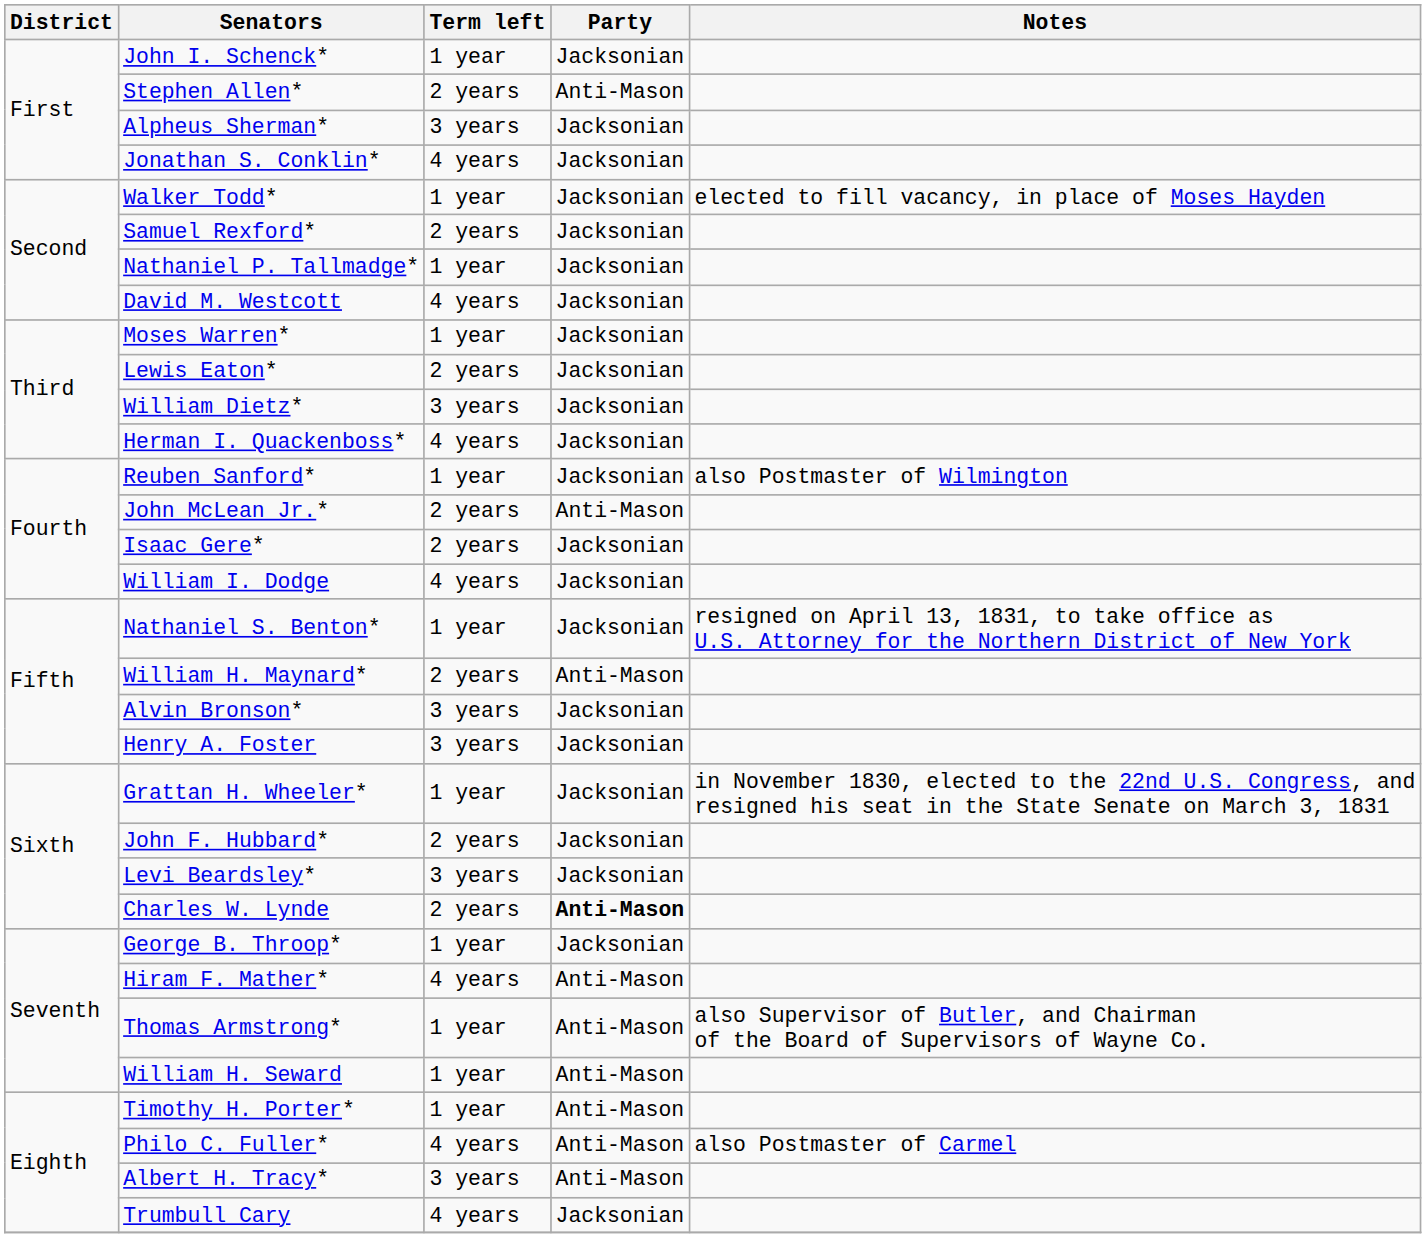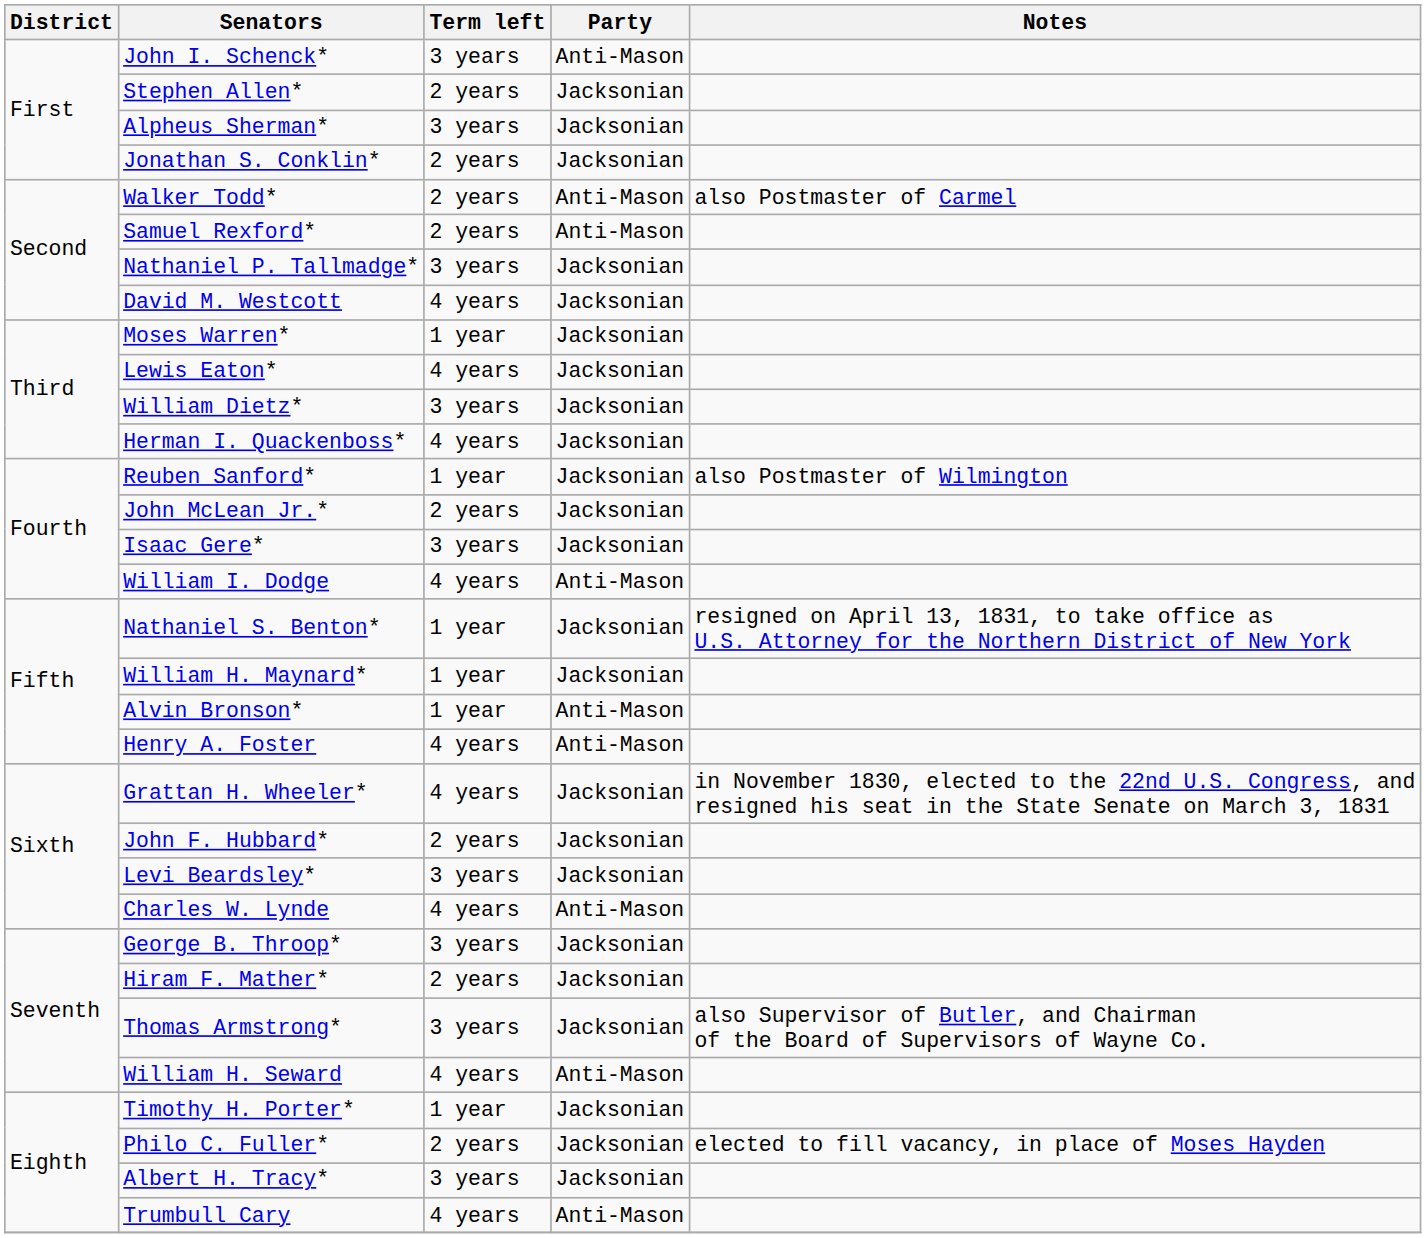(468, 57) 1 year -> (474, 57) 3 years
(620, 57) Jacksonian -> (620, 57) Anti-Mason
(620, 92) Anti-Mason -> (620, 92) Jacksonian
(474, 162) 4 years -> (474, 162) 2 years
(468, 197) 1 year -> (474, 197) 2 years
(620, 197) Jacksonian -> (620, 197) Anti-Mason
(1010, 197) elected to fill vacancy, in place of Moses Hayden -> (855, 197) also Postmaster of Carmel
(620, 232) Jacksonian -> (620, 232) Anti-Mason
(468, 267) 1 year -> (474, 267) 3 years
(474, 372) 2 years -> (474, 372) 4 years
(620, 512) Anti-Mason -> (620, 512) Jacksonian
(474, 547) 2 years -> (474, 547) 3 years
(620, 582) Jacksonian -> (620, 582) Anti-Mason
(474, 676) 2 years -> (468, 676) 1 year
(620, 676) Anti-Mason -> (620, 676) Jacksonian
(474, 711) 3 years -> (468, 711) 1 year
(620, 711) Jacksonian -> (620, 711) Anti-Mason
(474, 746) 3 years -> (474, 746) 4 years
(620, 746) Jacksonian -> (620, 746) Anti-Mason
(468, 794) 1 year -> (474, 794) 4 years
(474, 911) 2 years -> (474, 911) 4 years
(620, 911) bold -> (620, 911) normal
(468, 946) 1 year -> (474, 946) 3 years
(474, 981) 4 years -> (474, 981) 2 years
(620, 981) Anti-Mason -> (620, 981) Jacksonian
(468, 1028) 1 year -> (474, 1028) 3 years
(620, 1028) Anti-Mason -> (620, 1028) Jacksonian
(468, 1075) 1 year -> (474, 1075) 4 years
(620, 1110) Anti-Mason -> (620, 1110) Jacksonian
(474, 1145) 4 years -> (474, 1145) 2 years
(620, 1145) Anti-Mason -> (620, 1145) Jacksonian
(855, 1145) also Postmaster of Carmel -> (1010, 1145) elected to fill vacancy, in place of Moses Hayden
(620, 1180) Anti-Mason -> (620, 1180) Jacksonian
(620, 1215) Jacksonian -> (620, 1215) Anti-Mason
